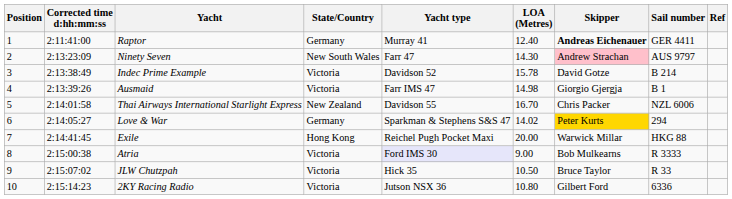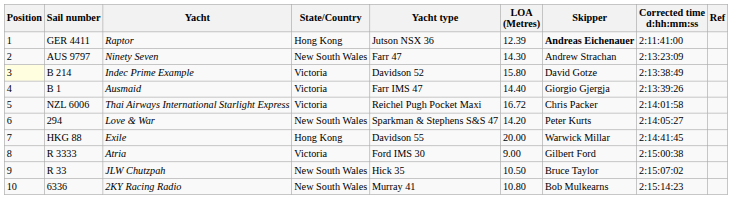columns swapped: (678, 18) <-> (80, 18)
(326, 40) Germany -> (318, 40) Hong Kong
(406, 40) Murray 41 -> (403, 40) Jutson NSX 36
(527, 40) 12.40 -> (514, 40) 12.39
(593, 56) pink background -> (581, 56) no background
(9, 72) no background -> (9, 72) lightyellow background
(527, 72) 15.78 -> (514, 72) 15.80
(527, 89) 14.98 -> (514, 89) 14.40
(334, 105) New Zealand -> (311, 105) Victoria
(410, 105) Davidson 55 -> (427, 105) Reichel Pugh Pocket Maxi
(527, 105) 16.70 -> (514, 105) 16.72
(326, 121) Germany -> (331, 121) New South Wales
(527, 121) 14.02 -> (514, 121) 14.20
(580, 121) gold background -> (568, 121) no background
(439, 137) Reichel Pugh Pocket Maxi -> (398, 137) Davidson 55
(411, 154) lavender background -> (398, 154) no background
(589, 154) Bob Mulkearns -> (570, 154) Gilbert Ford
(323, 170) Victoria -> (331, 170) New South Wales
(323, 186) Victoria -> (331, 186) New South Wales
(415, 186) Jutson NSX 36 -> (394, 186) Murray 41
(583, 186) Gilbert Ford -> (577, 186) Bob Mulkearns
